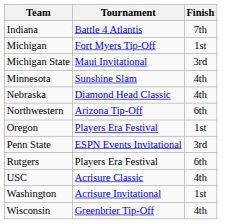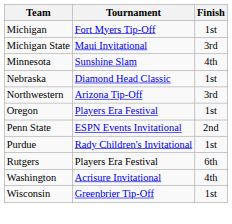- row: (22, 29)
(200, 95) 4th -> (211, 78) 1st
(200, 111) 6th -> (211, 95) 3rd
(200, 144) 3rd -> (211, 128) 2nd
+ row: (21, 144)
- row: (17, 177)
(200, 194) 1st -> (211, 177) 4th
(200, 210) 4th -> (211, 194) 1st
